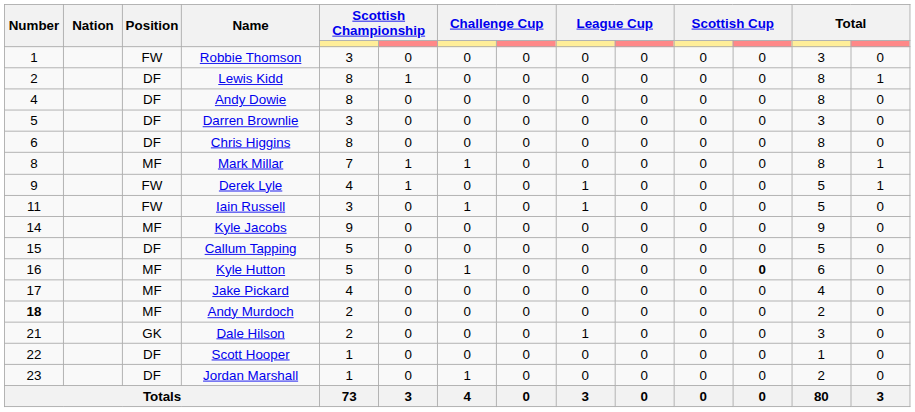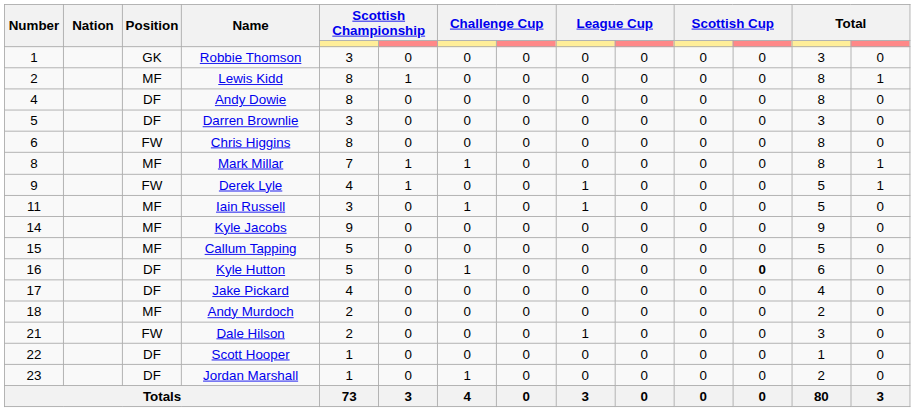(152, 58) FW -> (152, 58) GK
(152, 79) DF -> (152, 79) MF
(152, 142) DF -> (152, 142) FW
(152, 206) FW -> (152, 206) MF
(152, 248) DF -> (152, 248) MF
(152, 269) MF -> (152, 269) DF
(152, 290) MF -> (152, 290) DF
(34, 312) bold -> (34, 312) normal
(152, 333) GK -> (152, 333) FW
